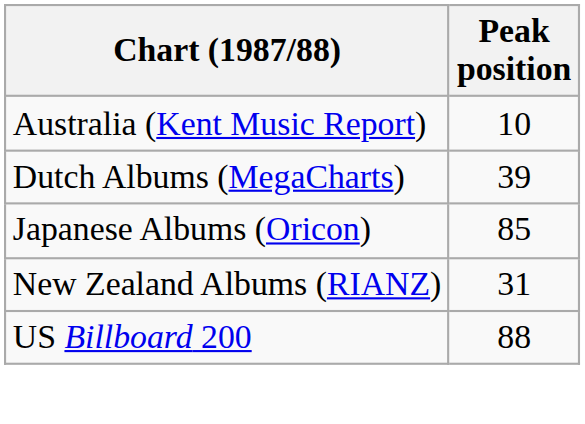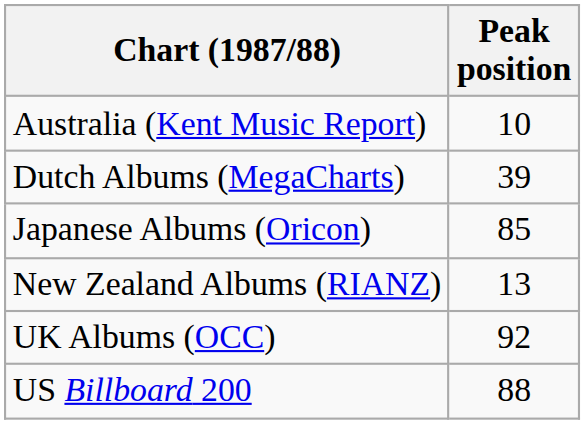(514, 283) 31 -> (514, 283) 13
+ row: (144, 336)
